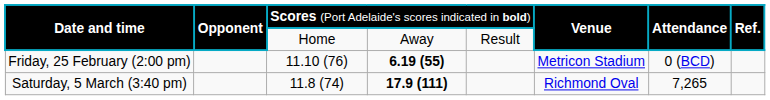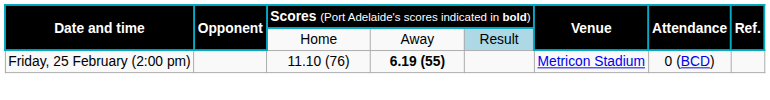(500, 40) no background -> (499, 40) lightblue background
- row: (99, 84)
